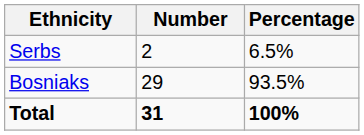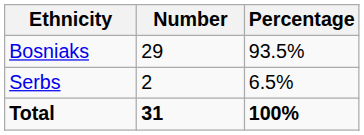rows swapped: (49, 82) <-> (35, 51)
